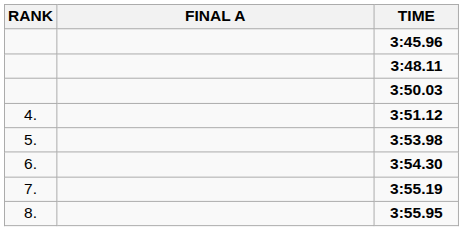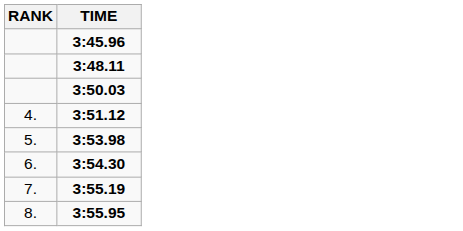- column: (215, 16)
